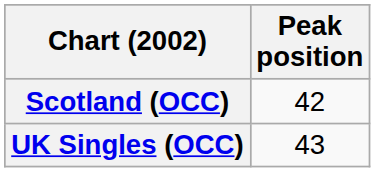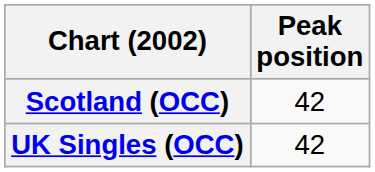(310, 144) 43 -> (310, 144) 42
